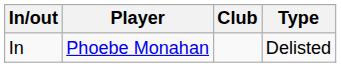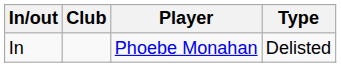columns swapped: (237, 18) <-> (138, 18)
